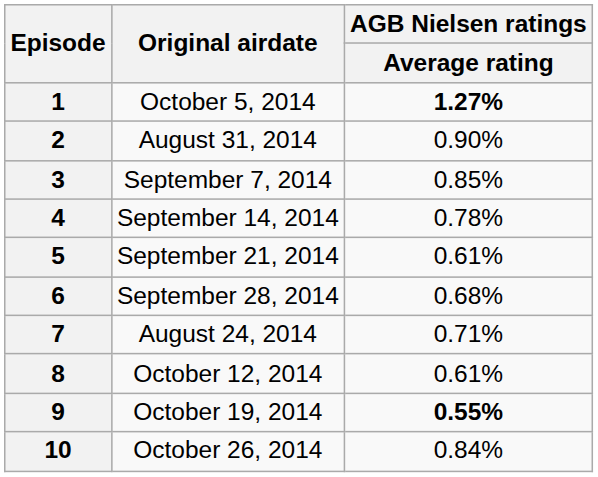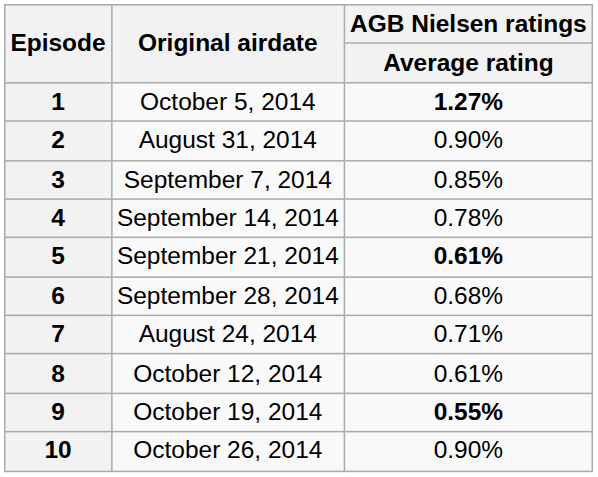(468, 256) normal -> (468, 256) bold
(468, 450) 0.84% -> (468, 450) 0.90%
